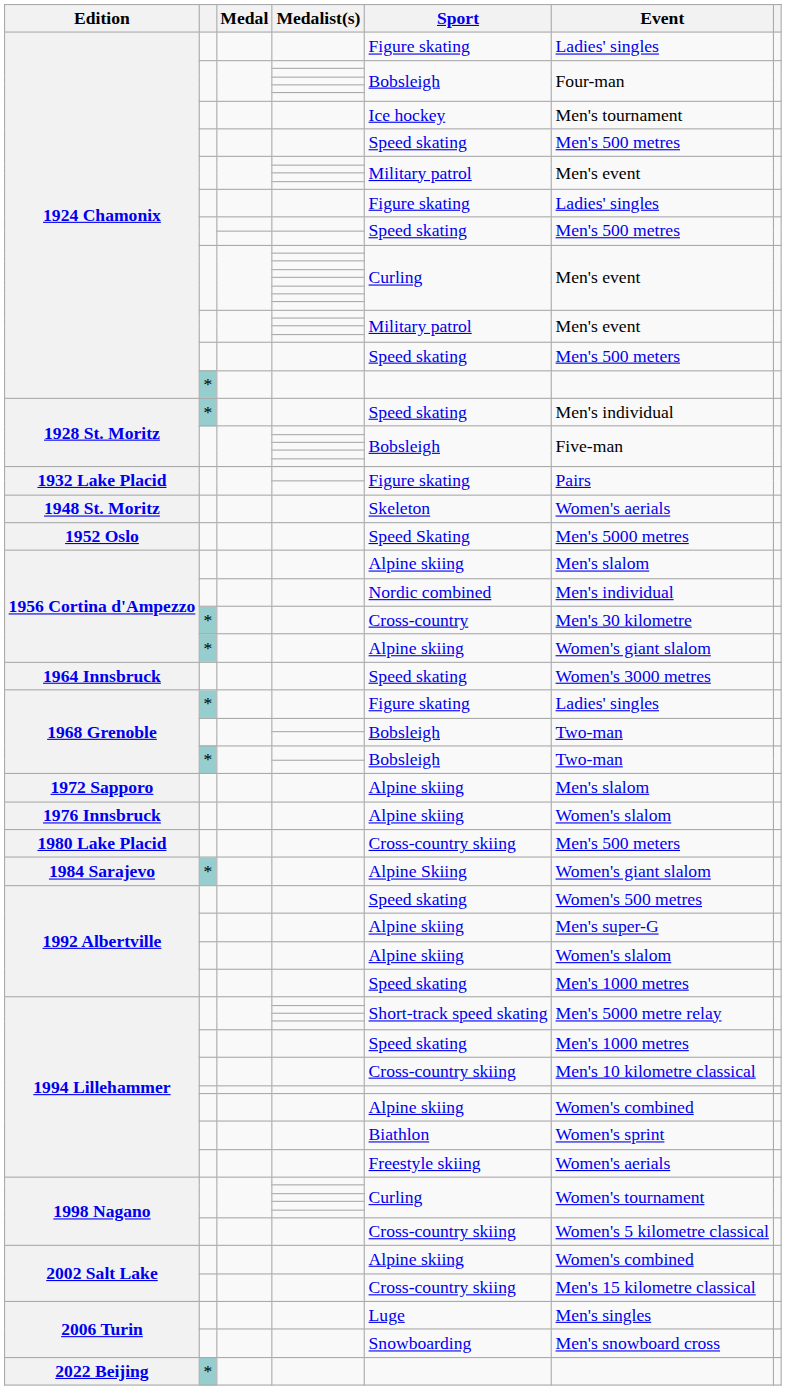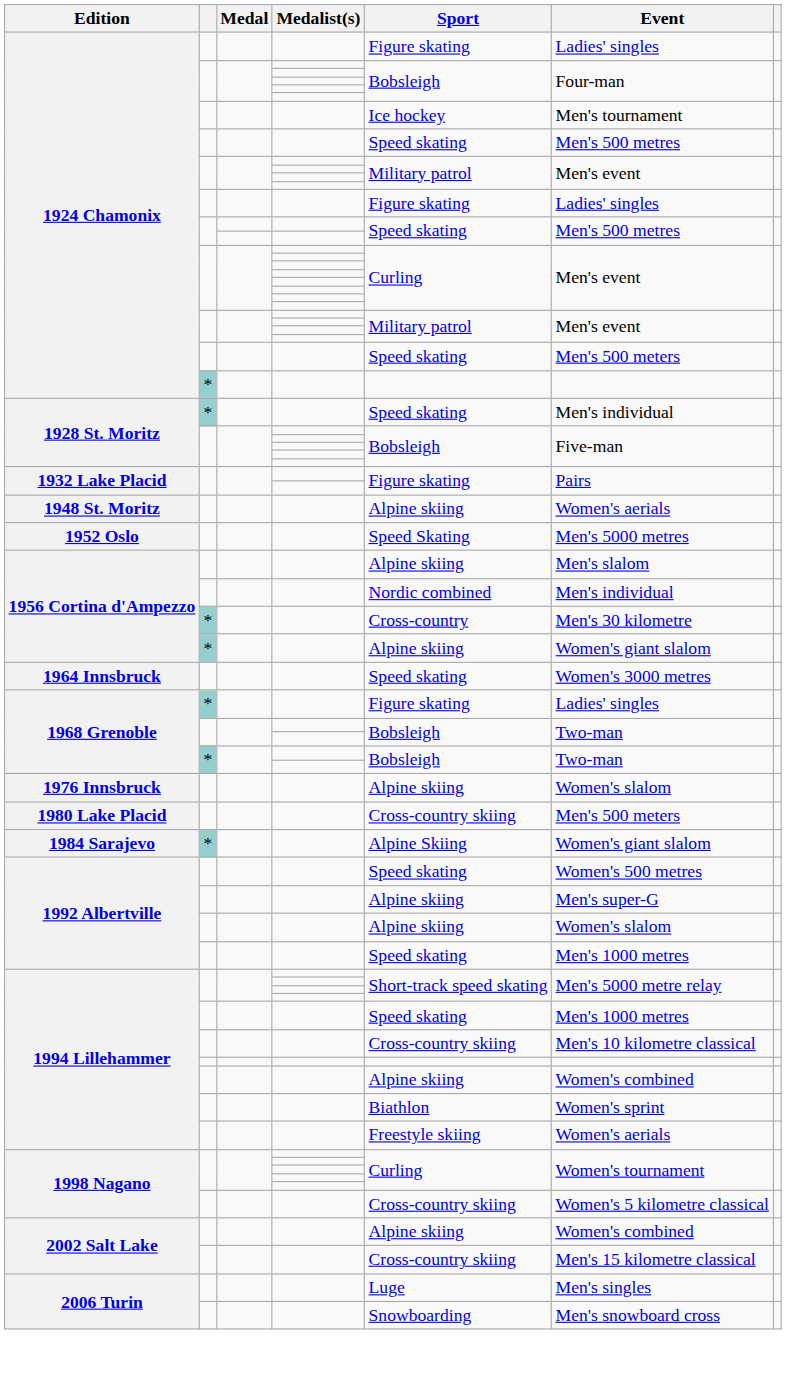(399, 508) Skeleton -> (416, 508) Alpine skiing
- row: (102, 787)
- row: (102, 1371)
